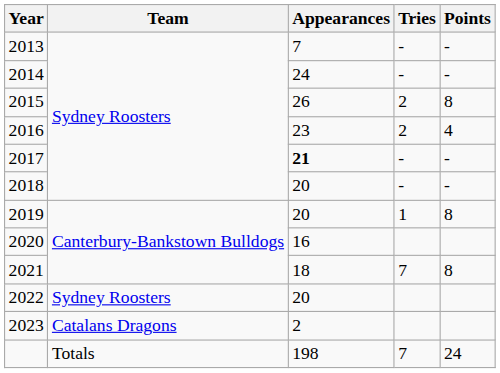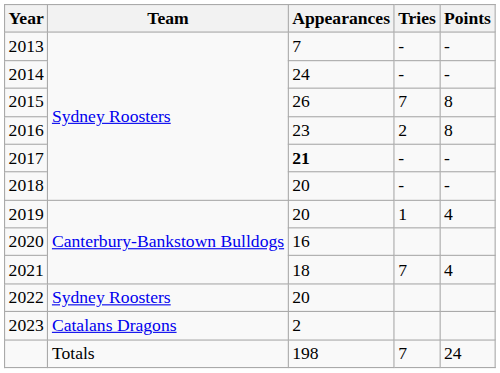(403, 102) 2 -> (403, 102) 7
(448, 130) 4 -> (448, 130) 8
(448, 213) 8 -> (448, 213) 4
(448, 269) 8 -> (448, 269) 4
